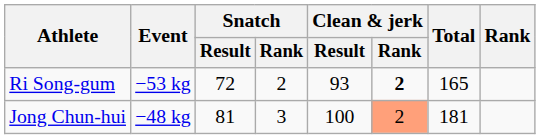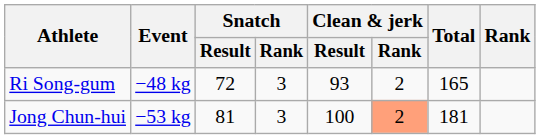(163, 84) −53 kg -> (163, 84) −48 kg
(281, 84) 2 -> (281, 84) 3
(400, 84) bold -> (400, 84) normal
(163, 117) −48 kg -> (163, 117) −53 kg
